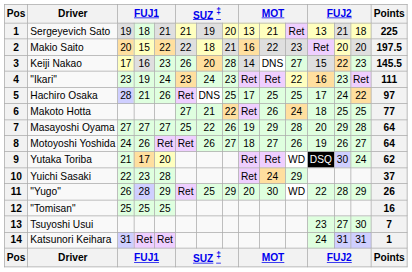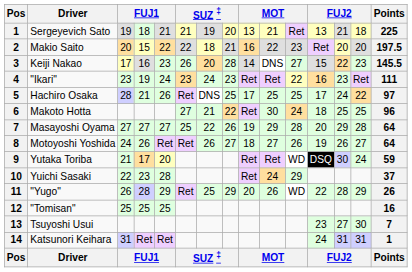(272, 111) 26 -> (272, 111) 30
(389, 111) 77 -> (389, 111) 96
(389, 159) 62 -> (389, 159) 59
(272, 192) 30 -> (272, 192) 26
